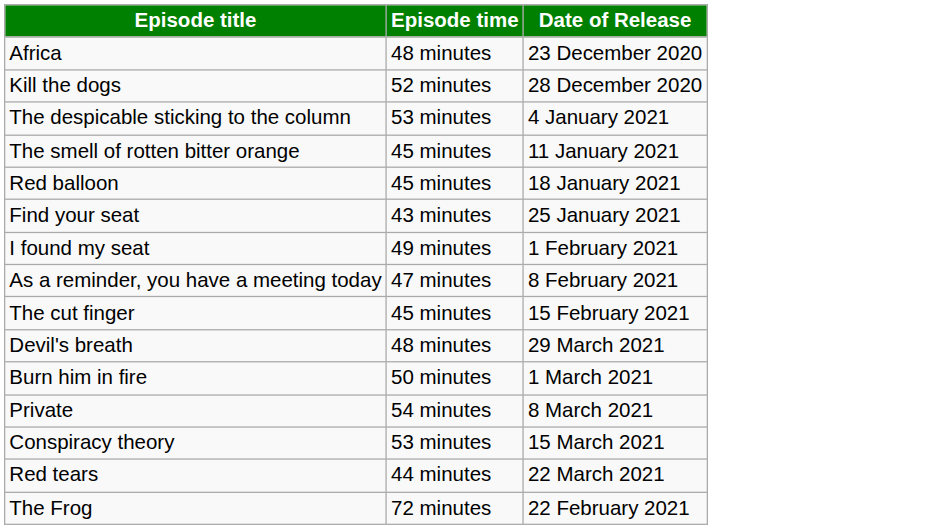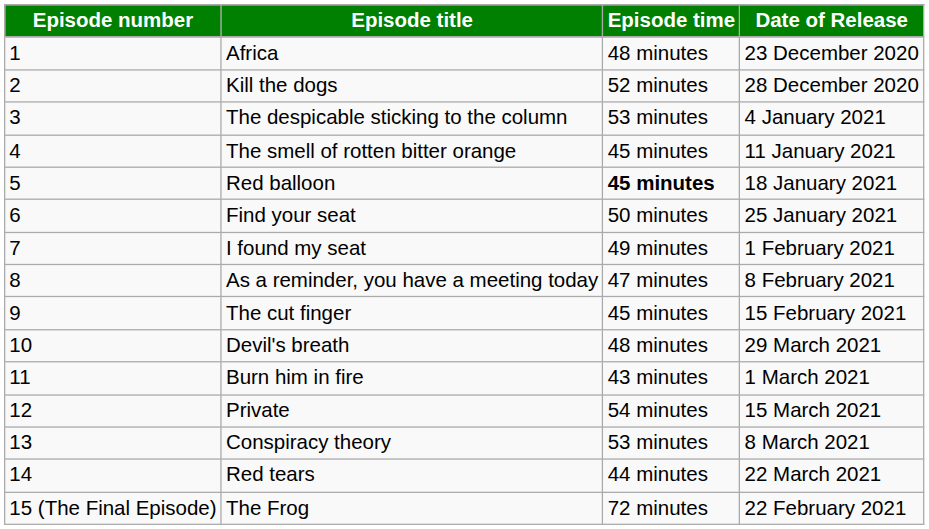+ column: (113, 20)
(441, 183) normal -> (661, 183) bold
(441, 215) 43 minutes -> (658, 215) 50 minutes
(441, 378) 50 minutes -> (658, 378) 43 minutes
(591, 410) 8 March 2021 -> (813, 410) 15 March 2021
(596, 442) 15 March 2021 -> (807, 442) 8 March 2021
